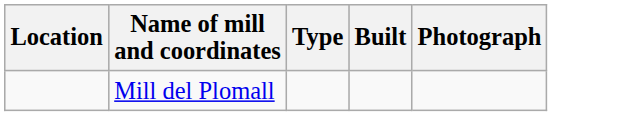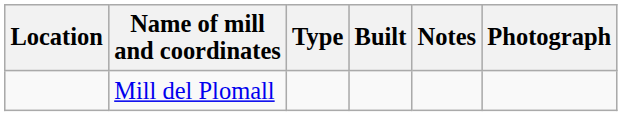+ column: (447, 37)
